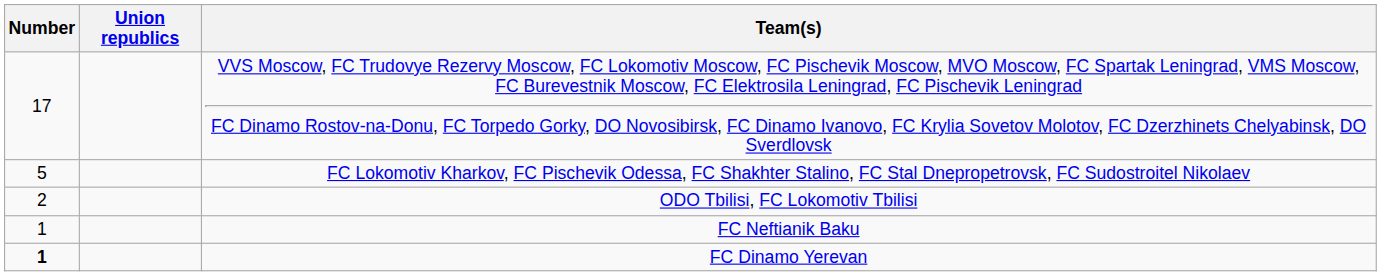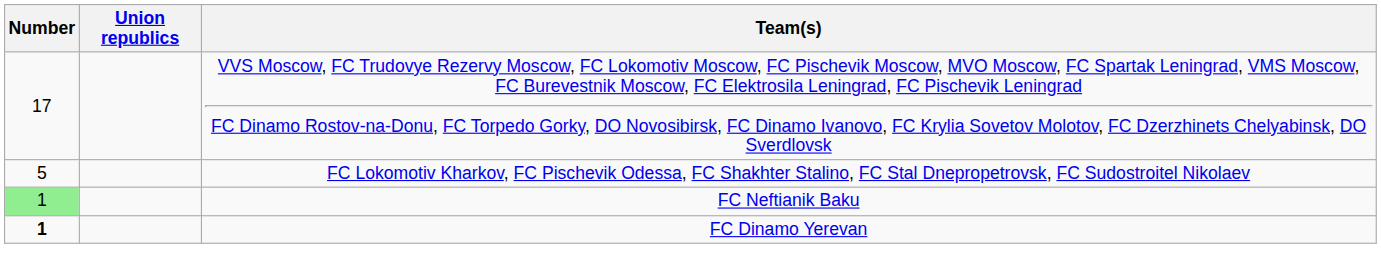- row: (789, 201)
(42, 229) no background -> (42, 201) lightgreen background
